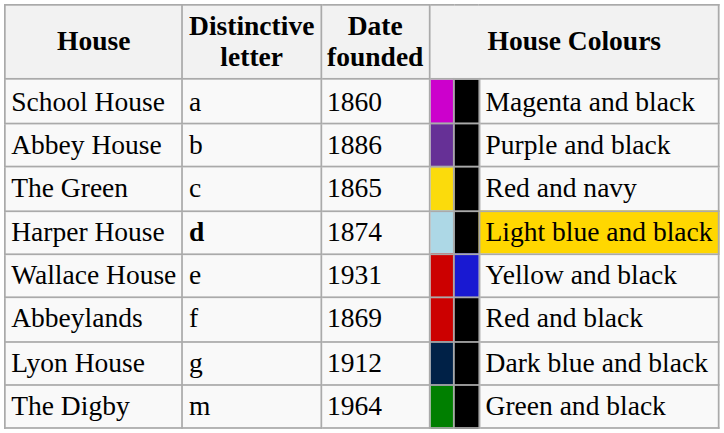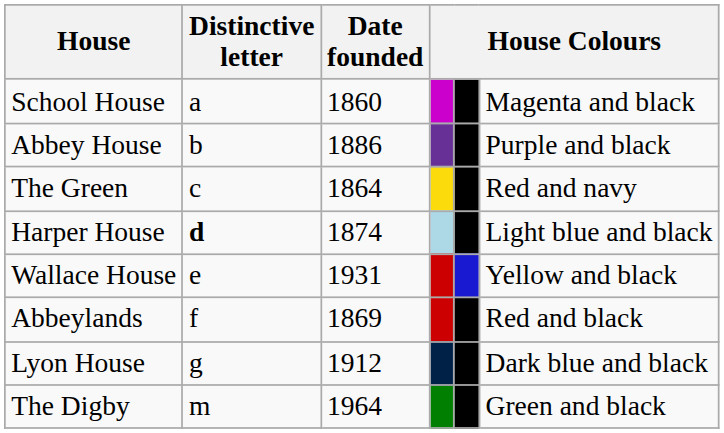(355, 188) 1865 -> (355, 188) 1864
(599, 231) gold background -> (599, 231) no background
